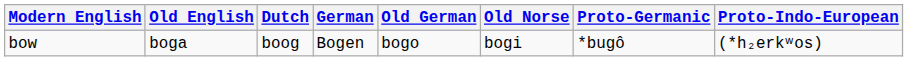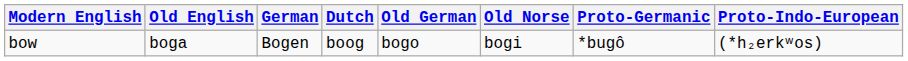columns swapped: (285, 18) <-> (345, 18)
